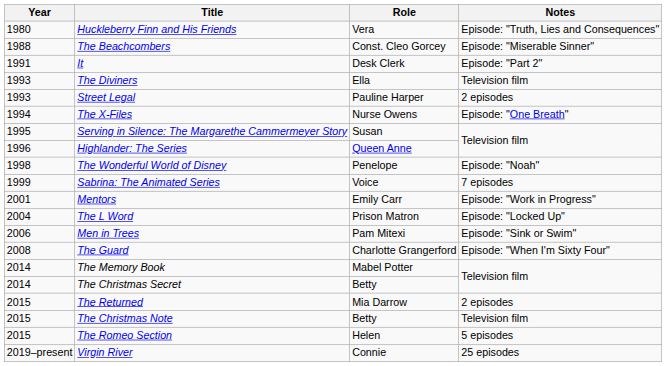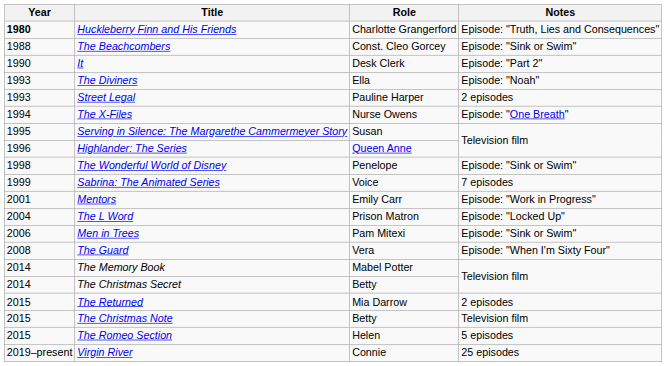(19, 30) normal -> (19, 30) bold
(363, 30) Vera -> (404, 30) Charlotte Grangerford
(528, 47) Episode: "Miserable Sinner" -> (519, 47) Episode: "Sink or Swim"
(19, 64) 1991 -> (19, 64) 1990
(495, 81) Television film -> (500, 81) Episode: "Noah"
(500, 166) Episode: "Noah" -> (519, 166) Episode: "Sink or Swim"
(404, 251) Charlotte Grangerford -> (363, 251) Vera
